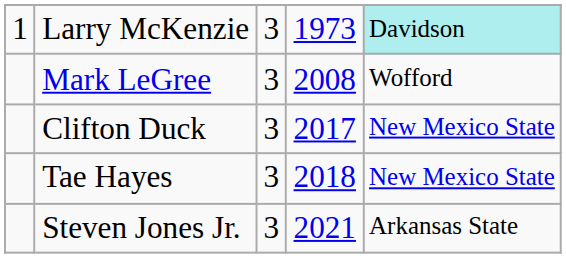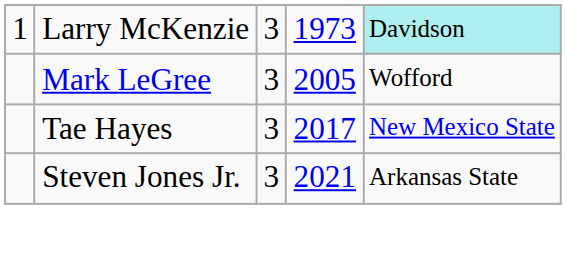(325, 78) 2008 -> (325, 78) 2005
- row: (124, 128)
(325, 177) 2018 -> (325, 128) 2017
